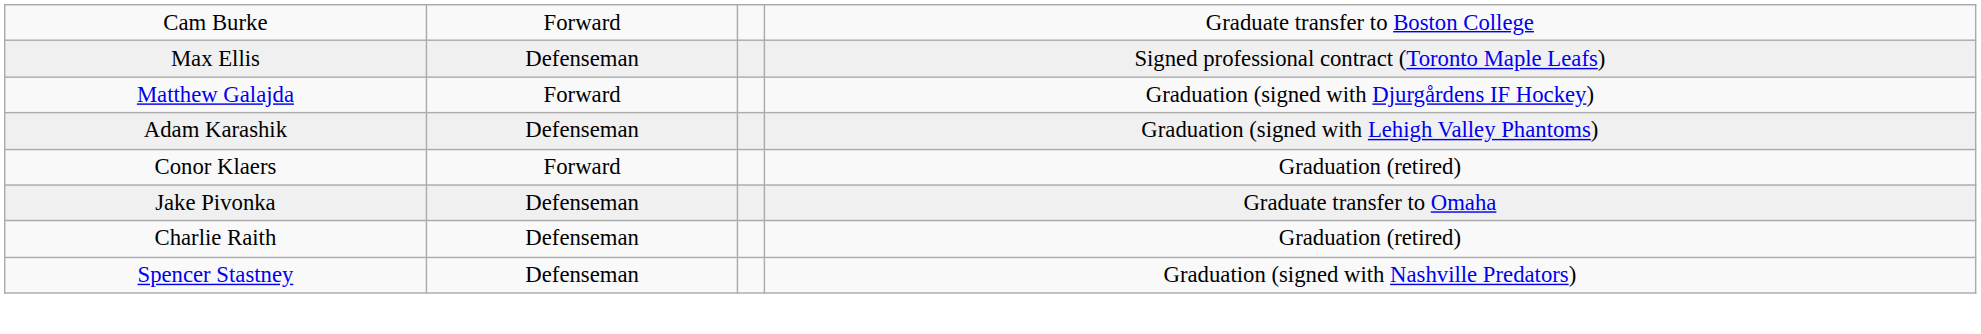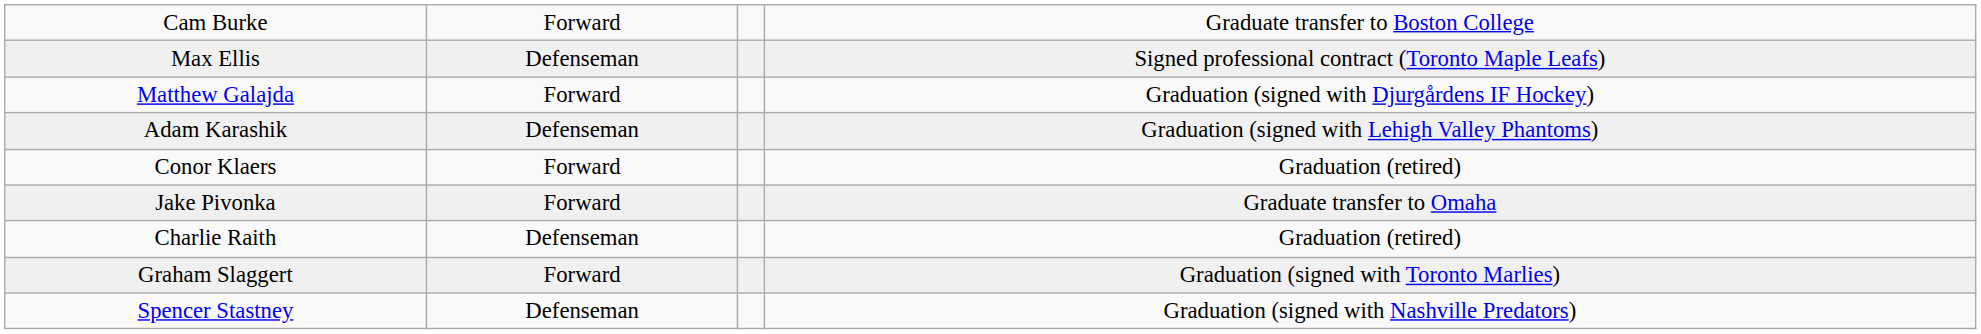(582, 202) Defenseman -> (582, 202) Forward
+ row: (215, 274)
